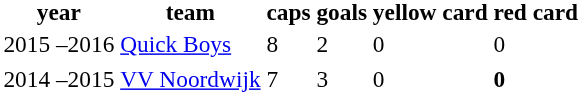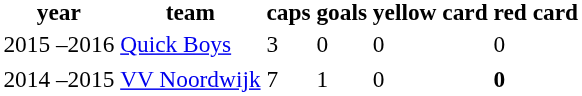(272, 44) 8 -> (272, 44) 3
(322, 44) 2 -> (322, 44) 0
(322, 79) 3 -> (322, 79) 1
